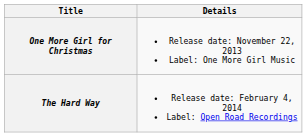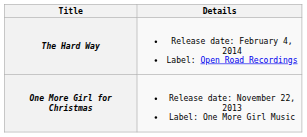rows swapped: (71, 46) <-> (71, 103)
